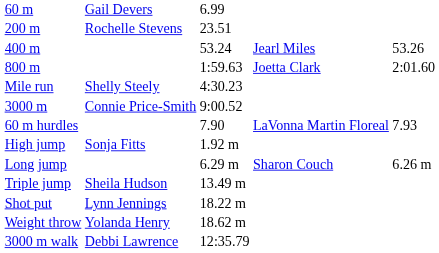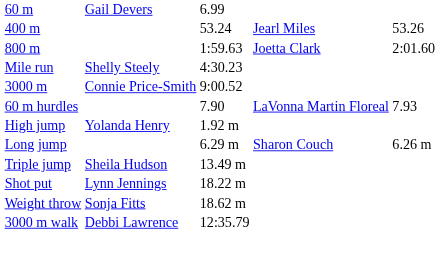- row: (22, 28)
(115, 145) Sonja Fitts -> (127, 125) Yolanda Henry
(127, 222) Yolanda Henry -> (115, 203) Sonja Fitts
